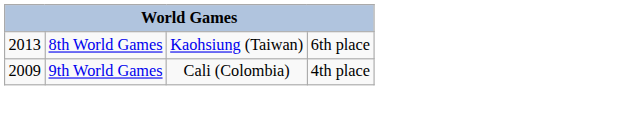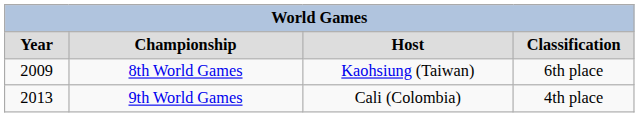+ row: (185, 45)
(25, 45) 2013 -> (37, 71) 2009
(25, 71) 2009 -> (37, 98) 2013
